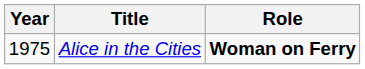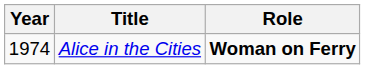(30, 48) 1975 -> (30, 48) 1974
